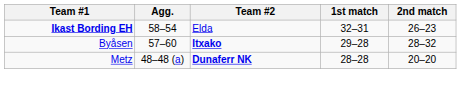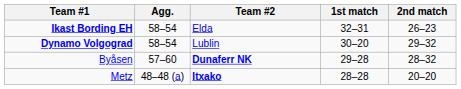+ row: (87, 44)
(207, 44) Itxako -> (222, 60) Dunaferr NK
(222, 60) Dunaferr NK -> (207, 76) Itxako
